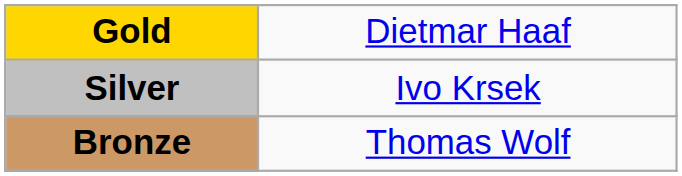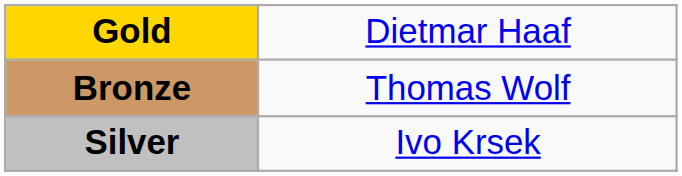rows swapped: (132, 87) <-> (132, 142)
